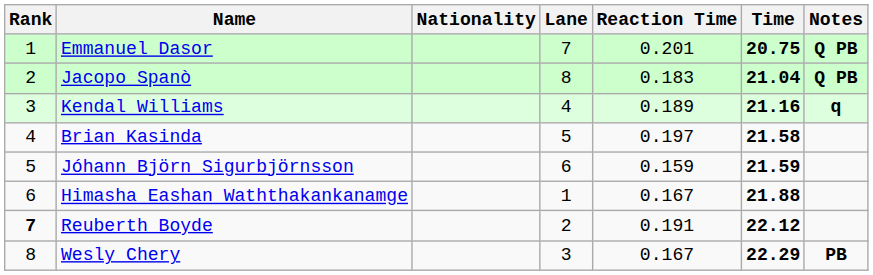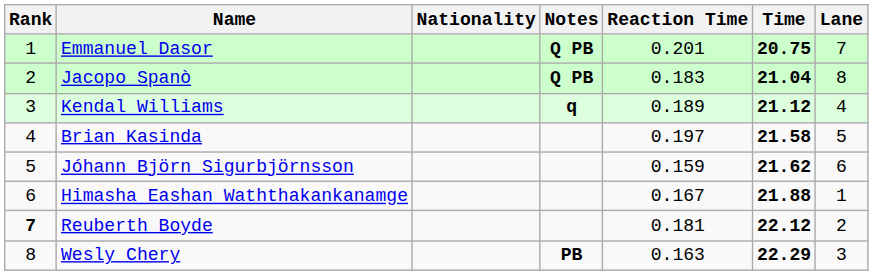columns swapped: (566, 19) <-> (836, 19)
(773, 108) 21.16 -> (784, 108) 21.12
(773, 167) 21.59 -> (784, 167) 21.62
(667, 226) 0.191 -> (678, 226) 0.181
(667, 255) 0.167 -> (678, 255) 0.163
